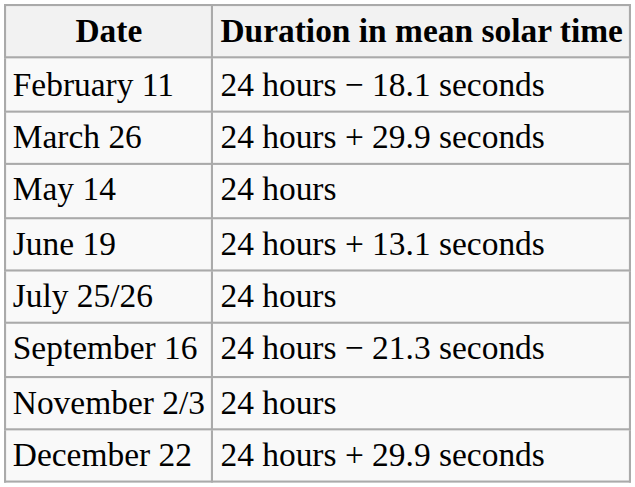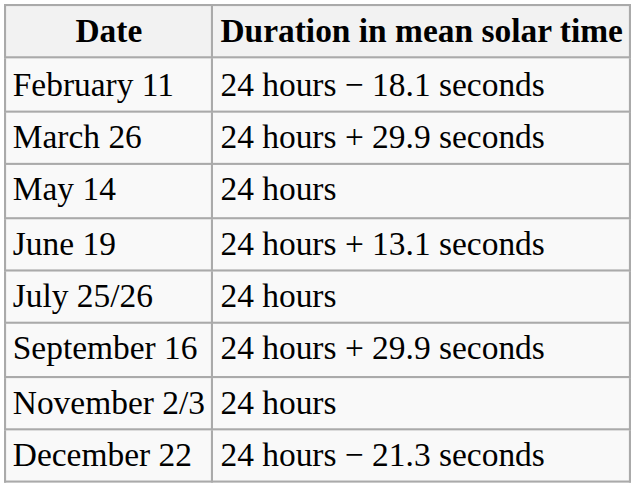(383, 349) 24 hours − 21.3 seconds -> (383, 349) 24 hours + 29.9 seconds
(383, 455) 24 hours + 29.9 seconds -> (383, 455) 24 hours − 21.3 seconds
